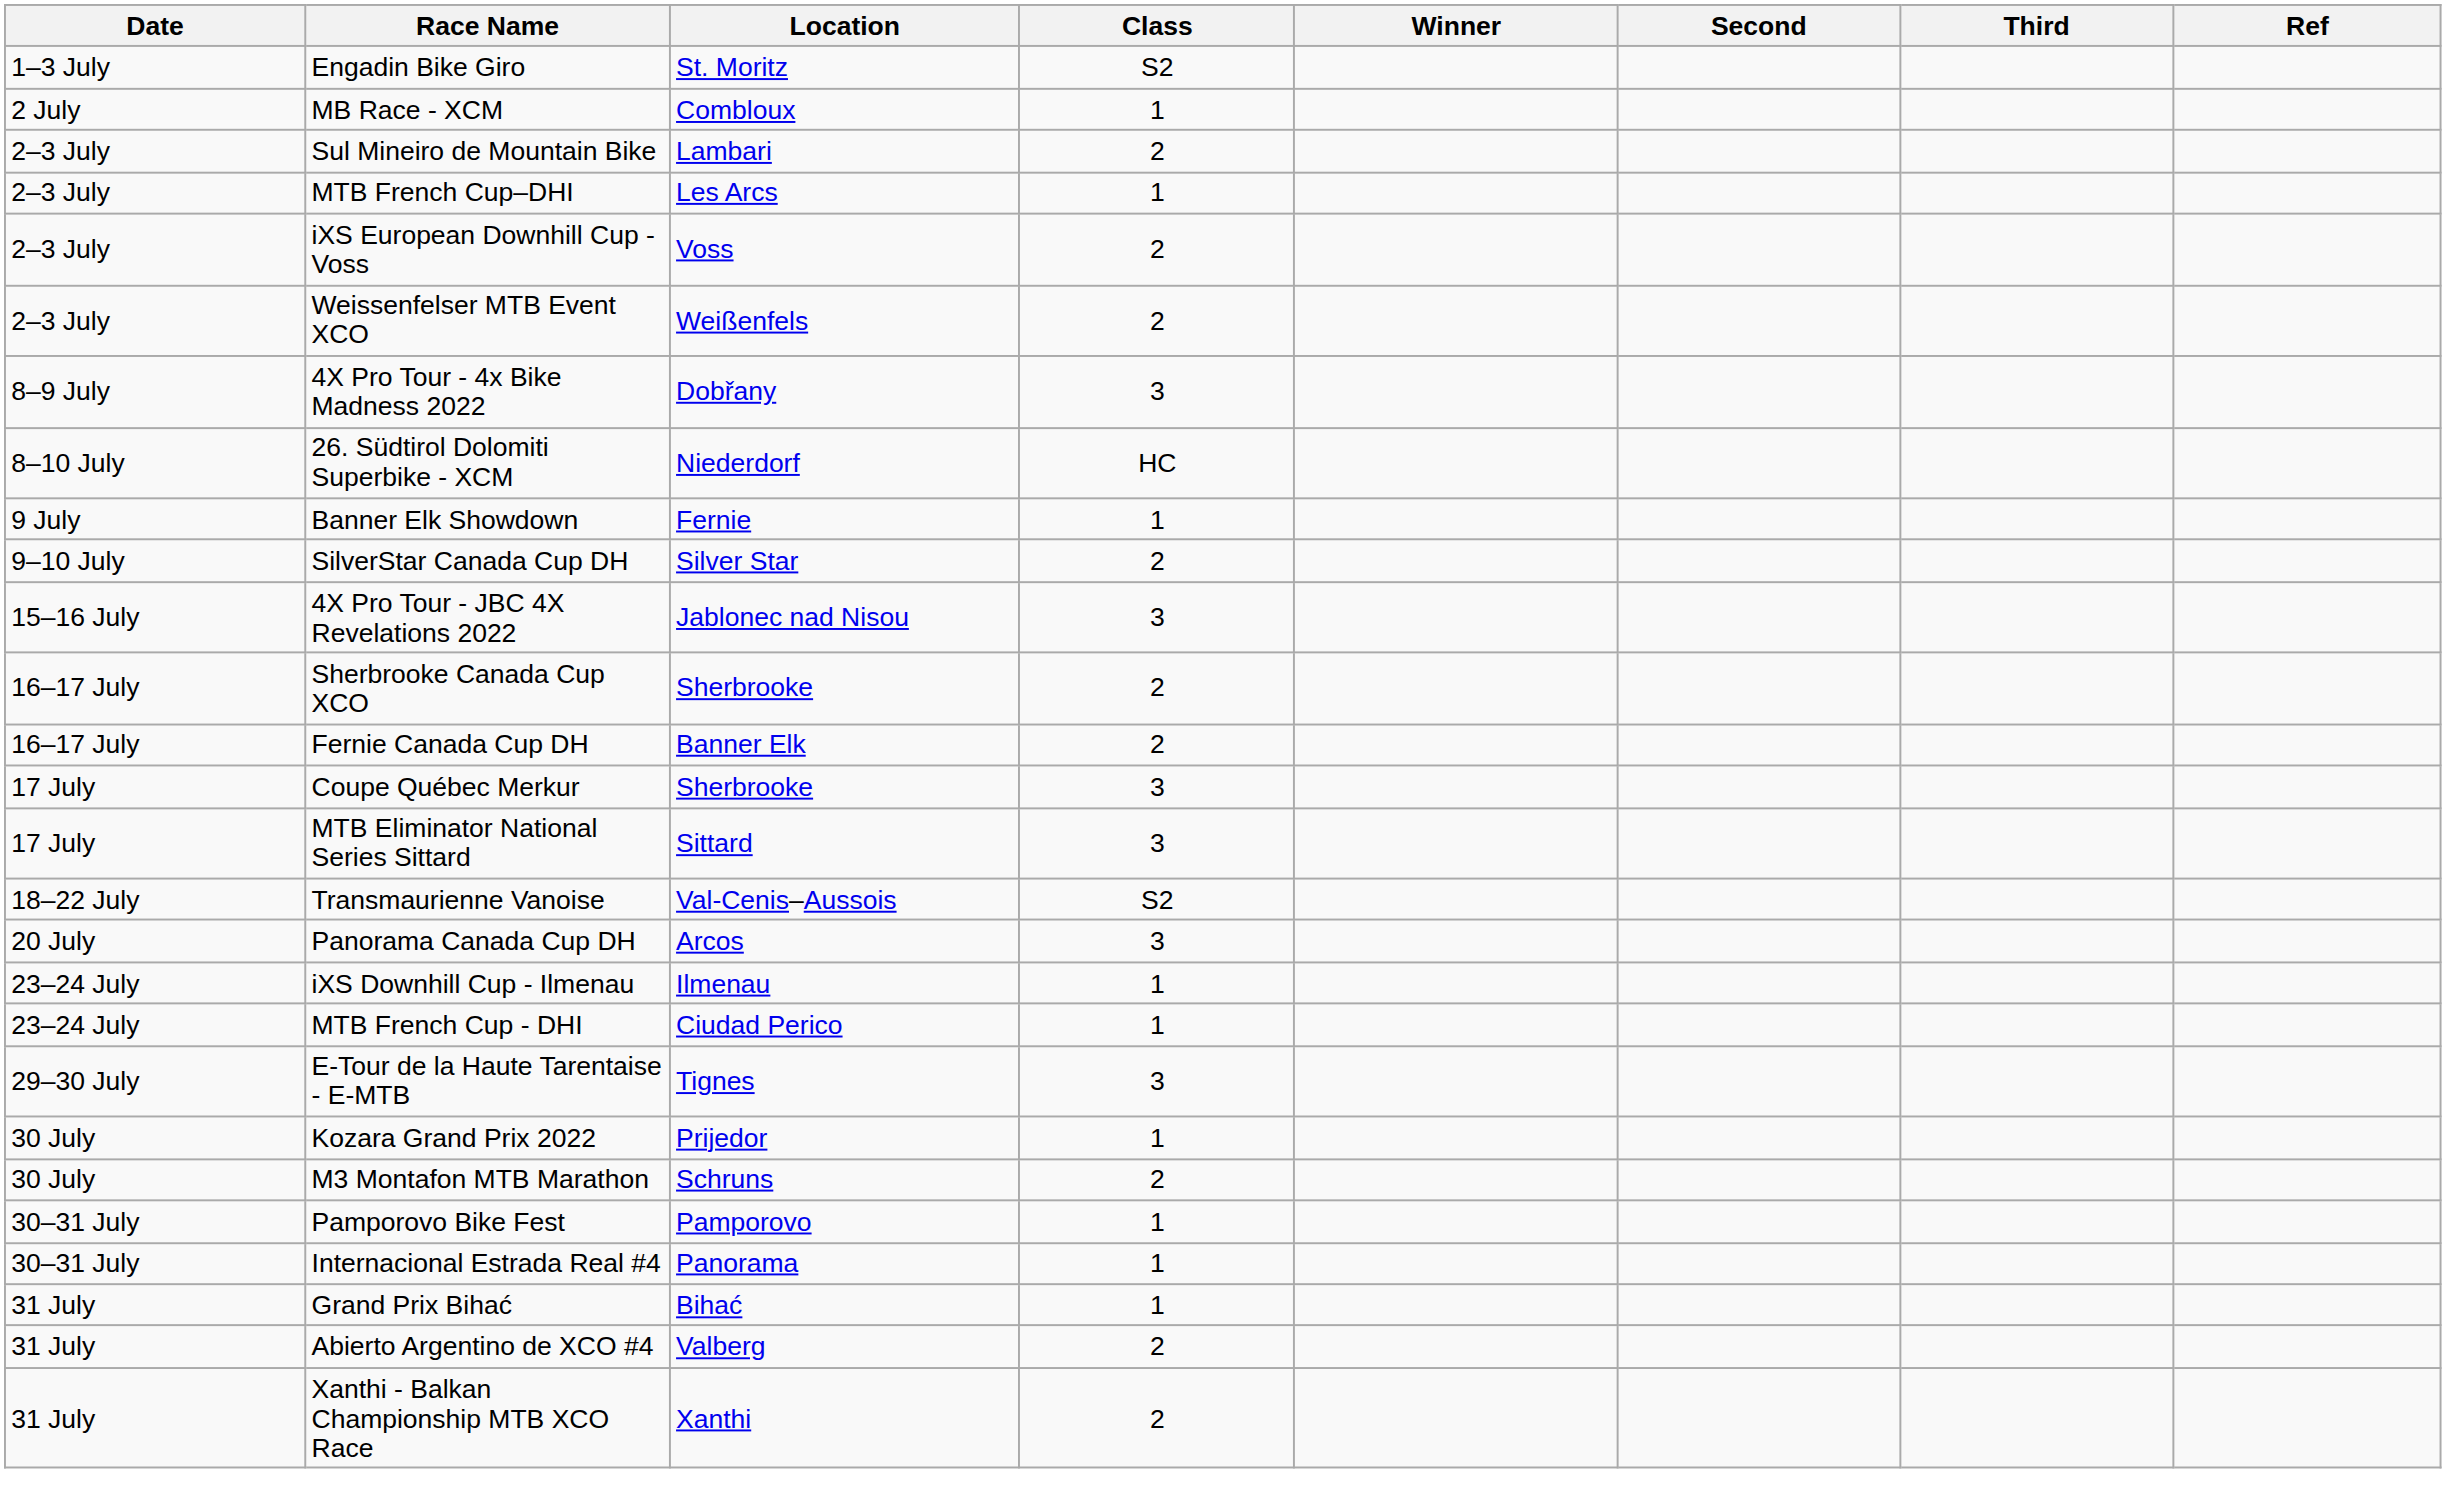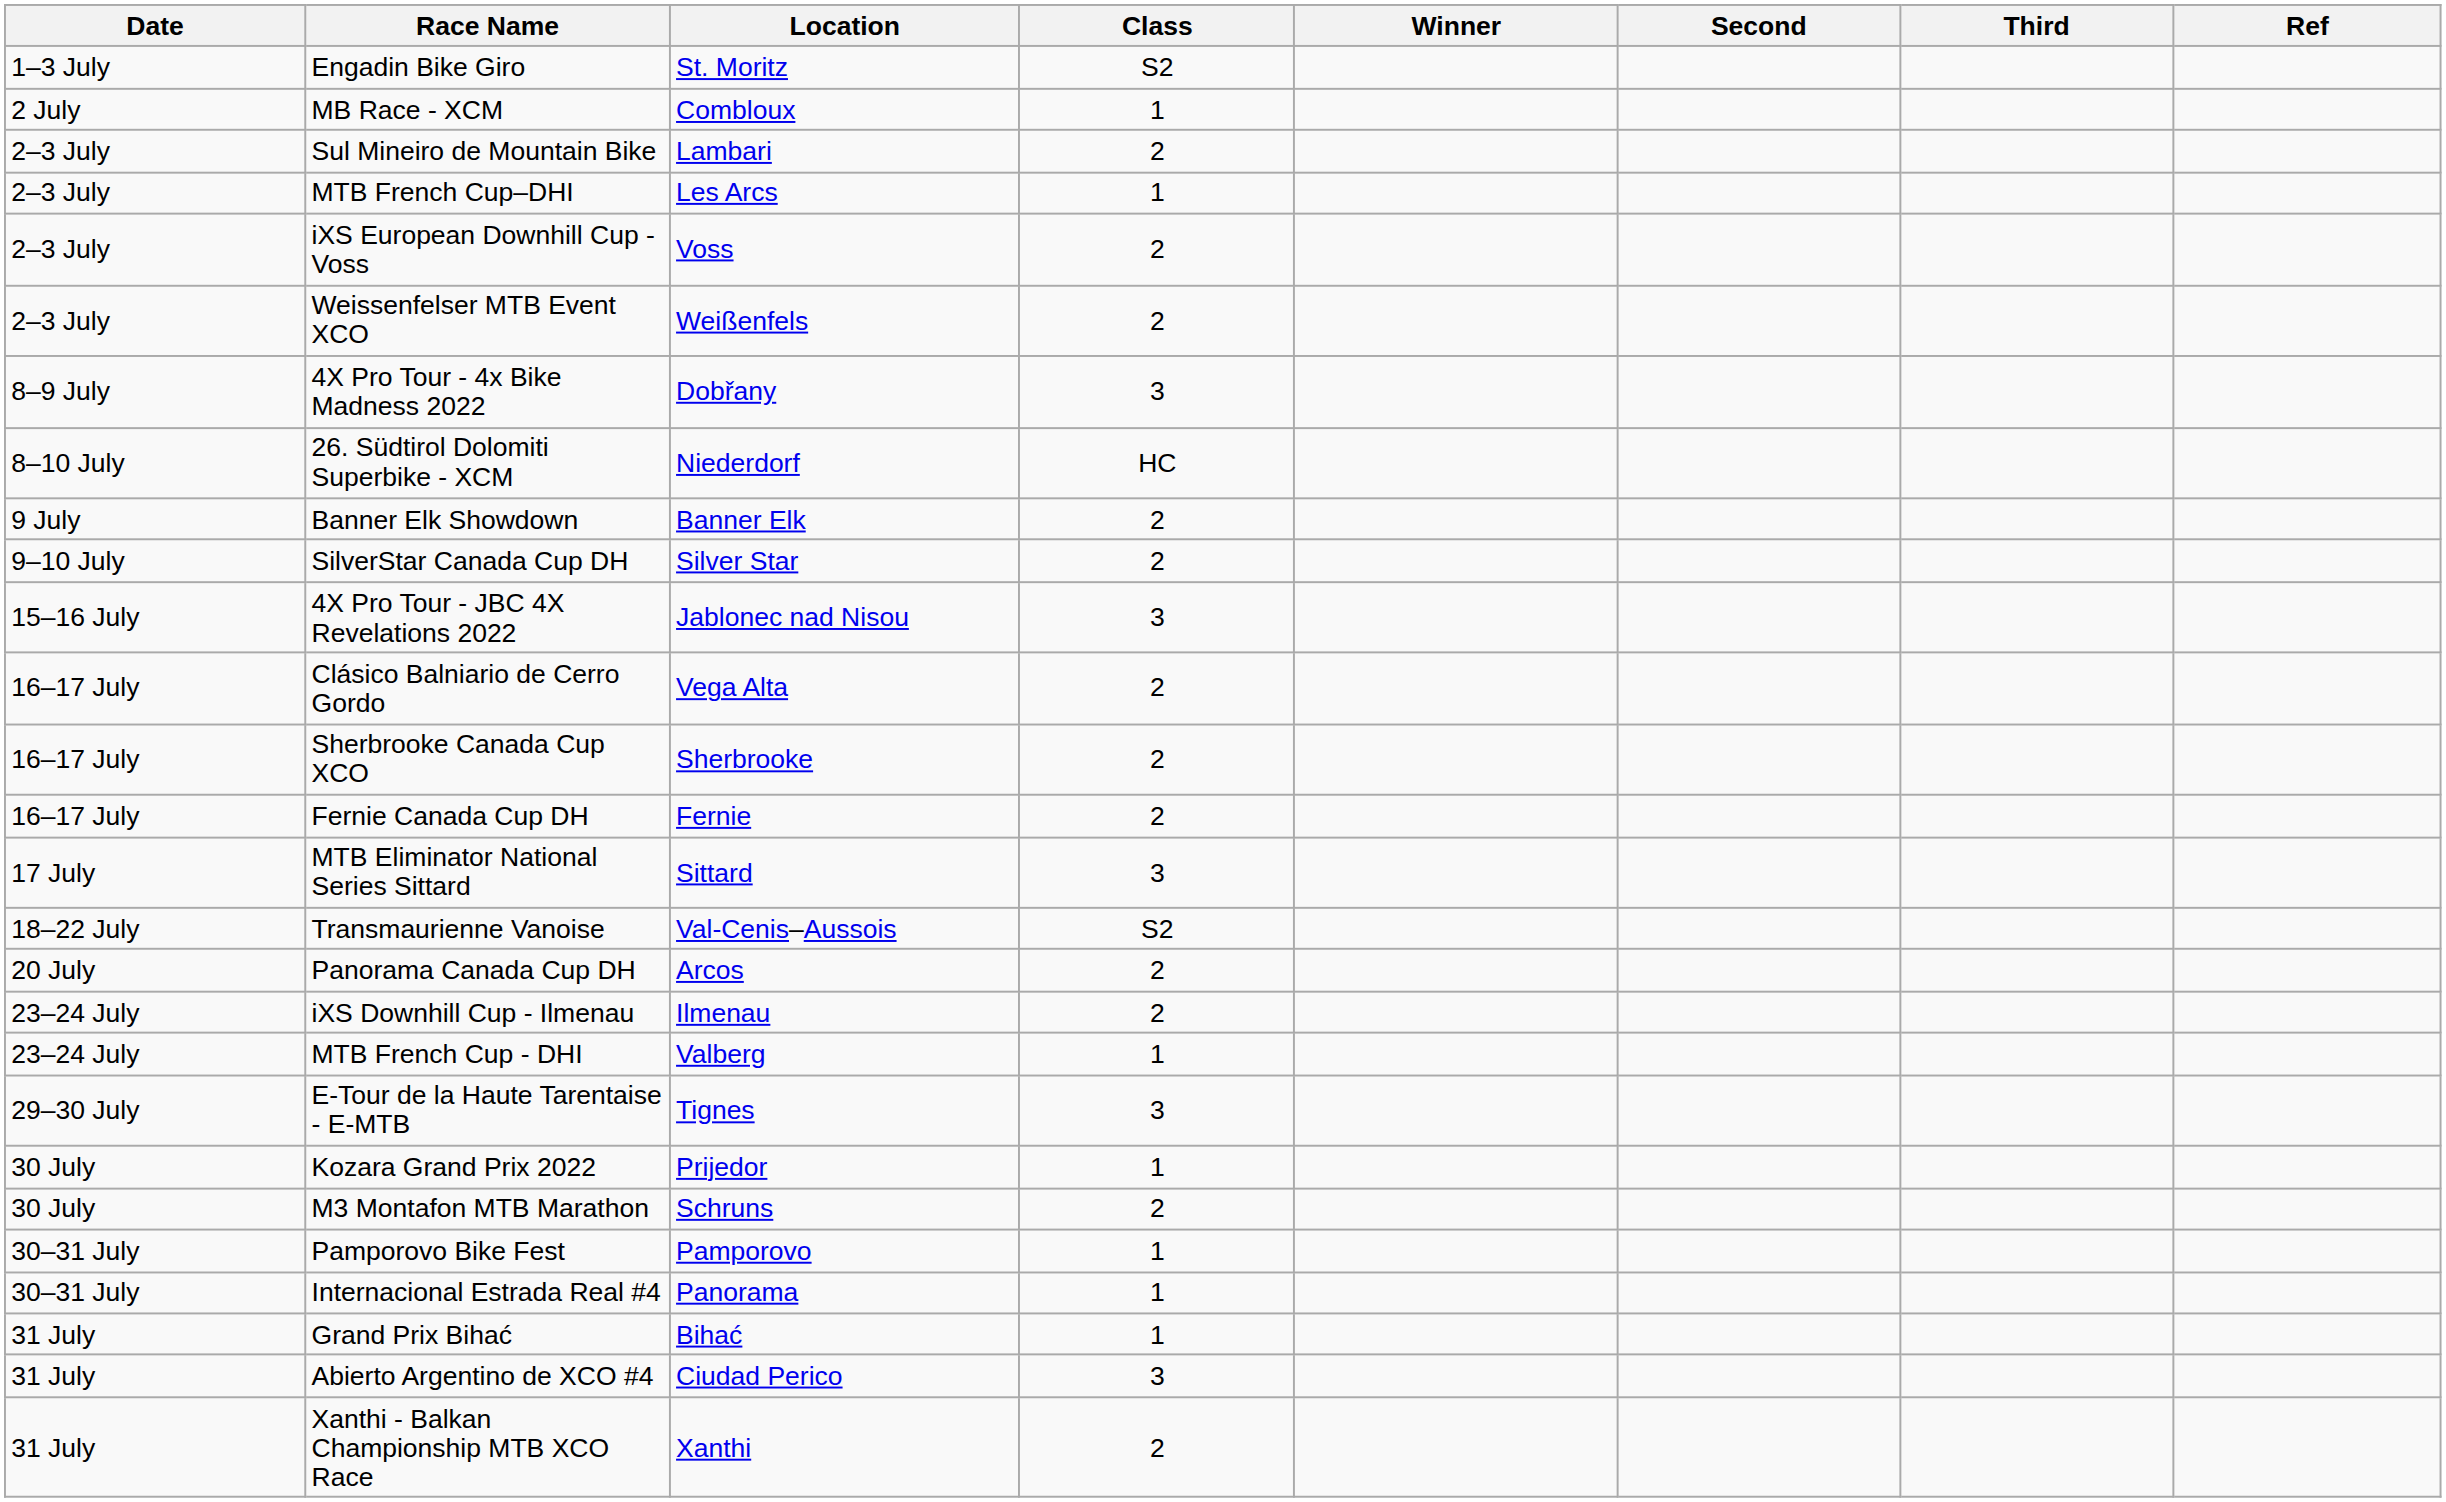(714, 519) Fernie -> (741, 519) Banner Elk
(1157, 519) 1 -> (1157, 519) 2
+ row: (465, 688)
(741, 744) Banner Elk -> (714, 815) Fernie
- row: (446, 786)
(1157, 941) 3 -> (1157, 970) 2
(1157, 983) 1 -> (1157, 1012) 2
(759, 1024) Ciudad Perico -> (721, 1054) Valberg
(721, 1346) Valberg -> (759, 1376) Ciudad Perico
(1157, 1346) 2 -> (1157, 1376) 3
